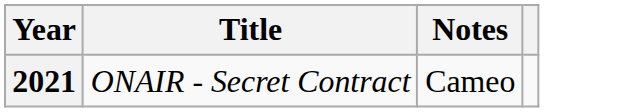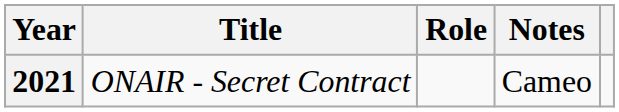+ column: (456, 29)
